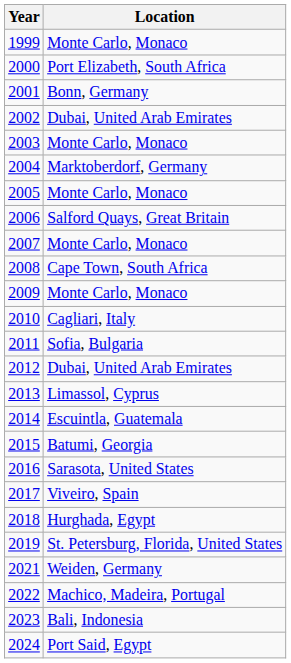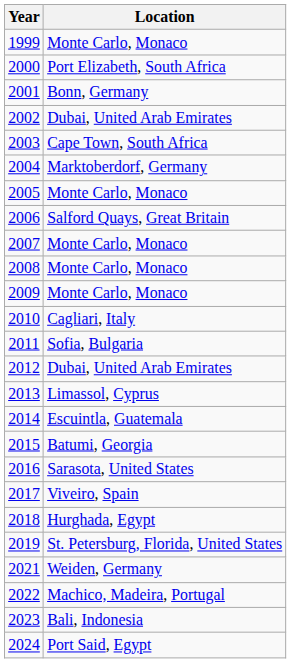(117, 142) Monte Carlo, Monaco -> (127, 142) Cape Town, South Africa
(127, 268) Cape Town, South Africa -> (117, 268) Monte Carlo, Monaco
